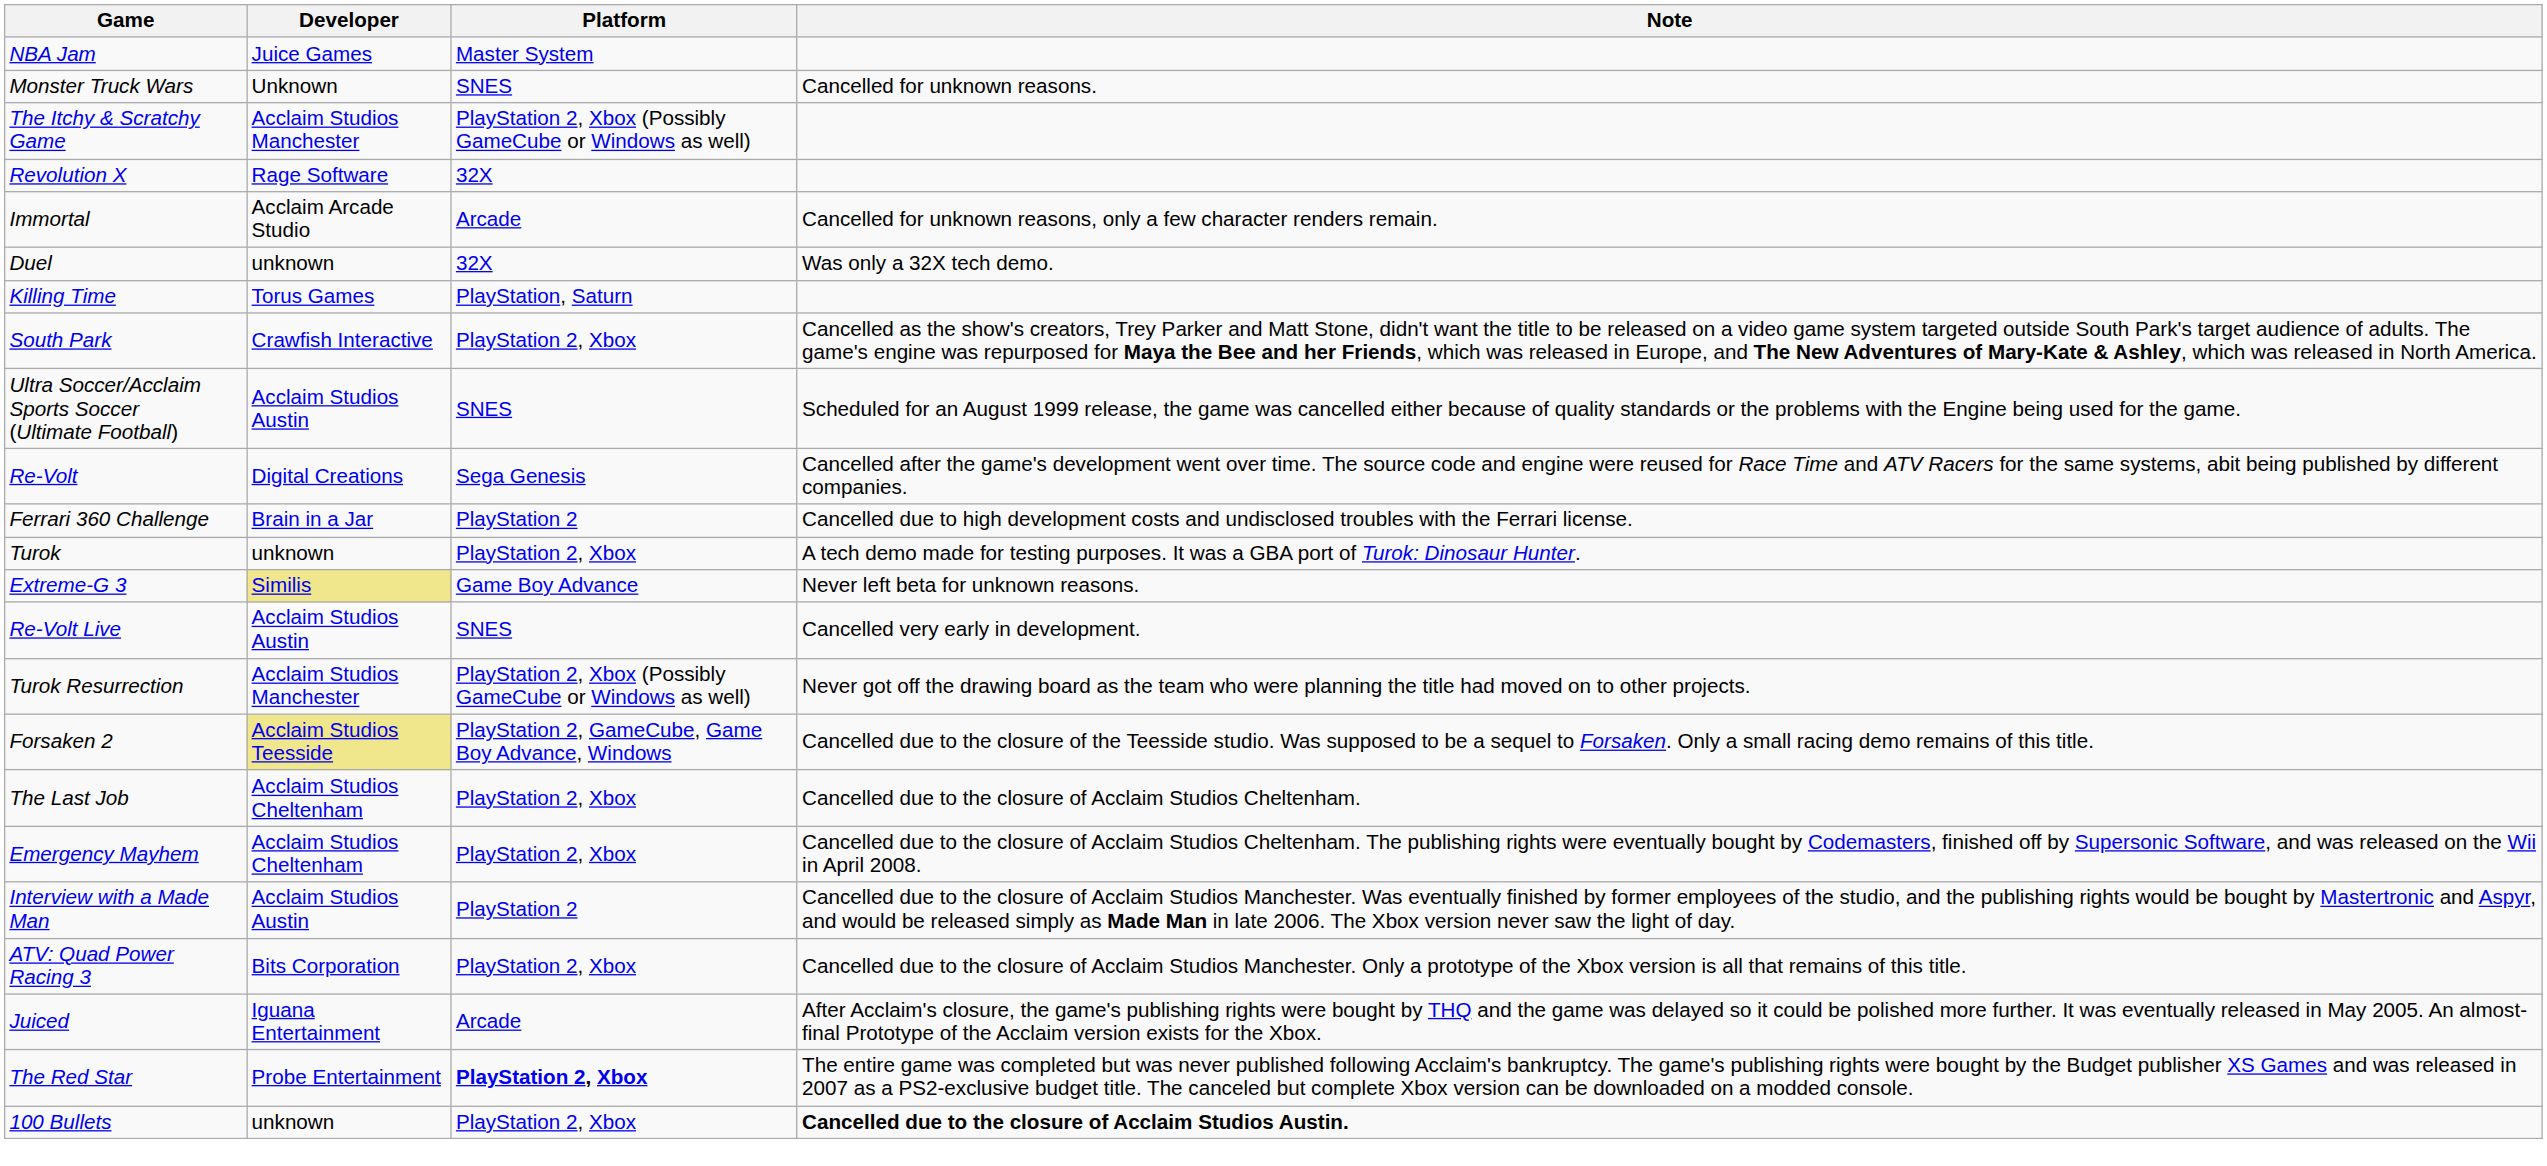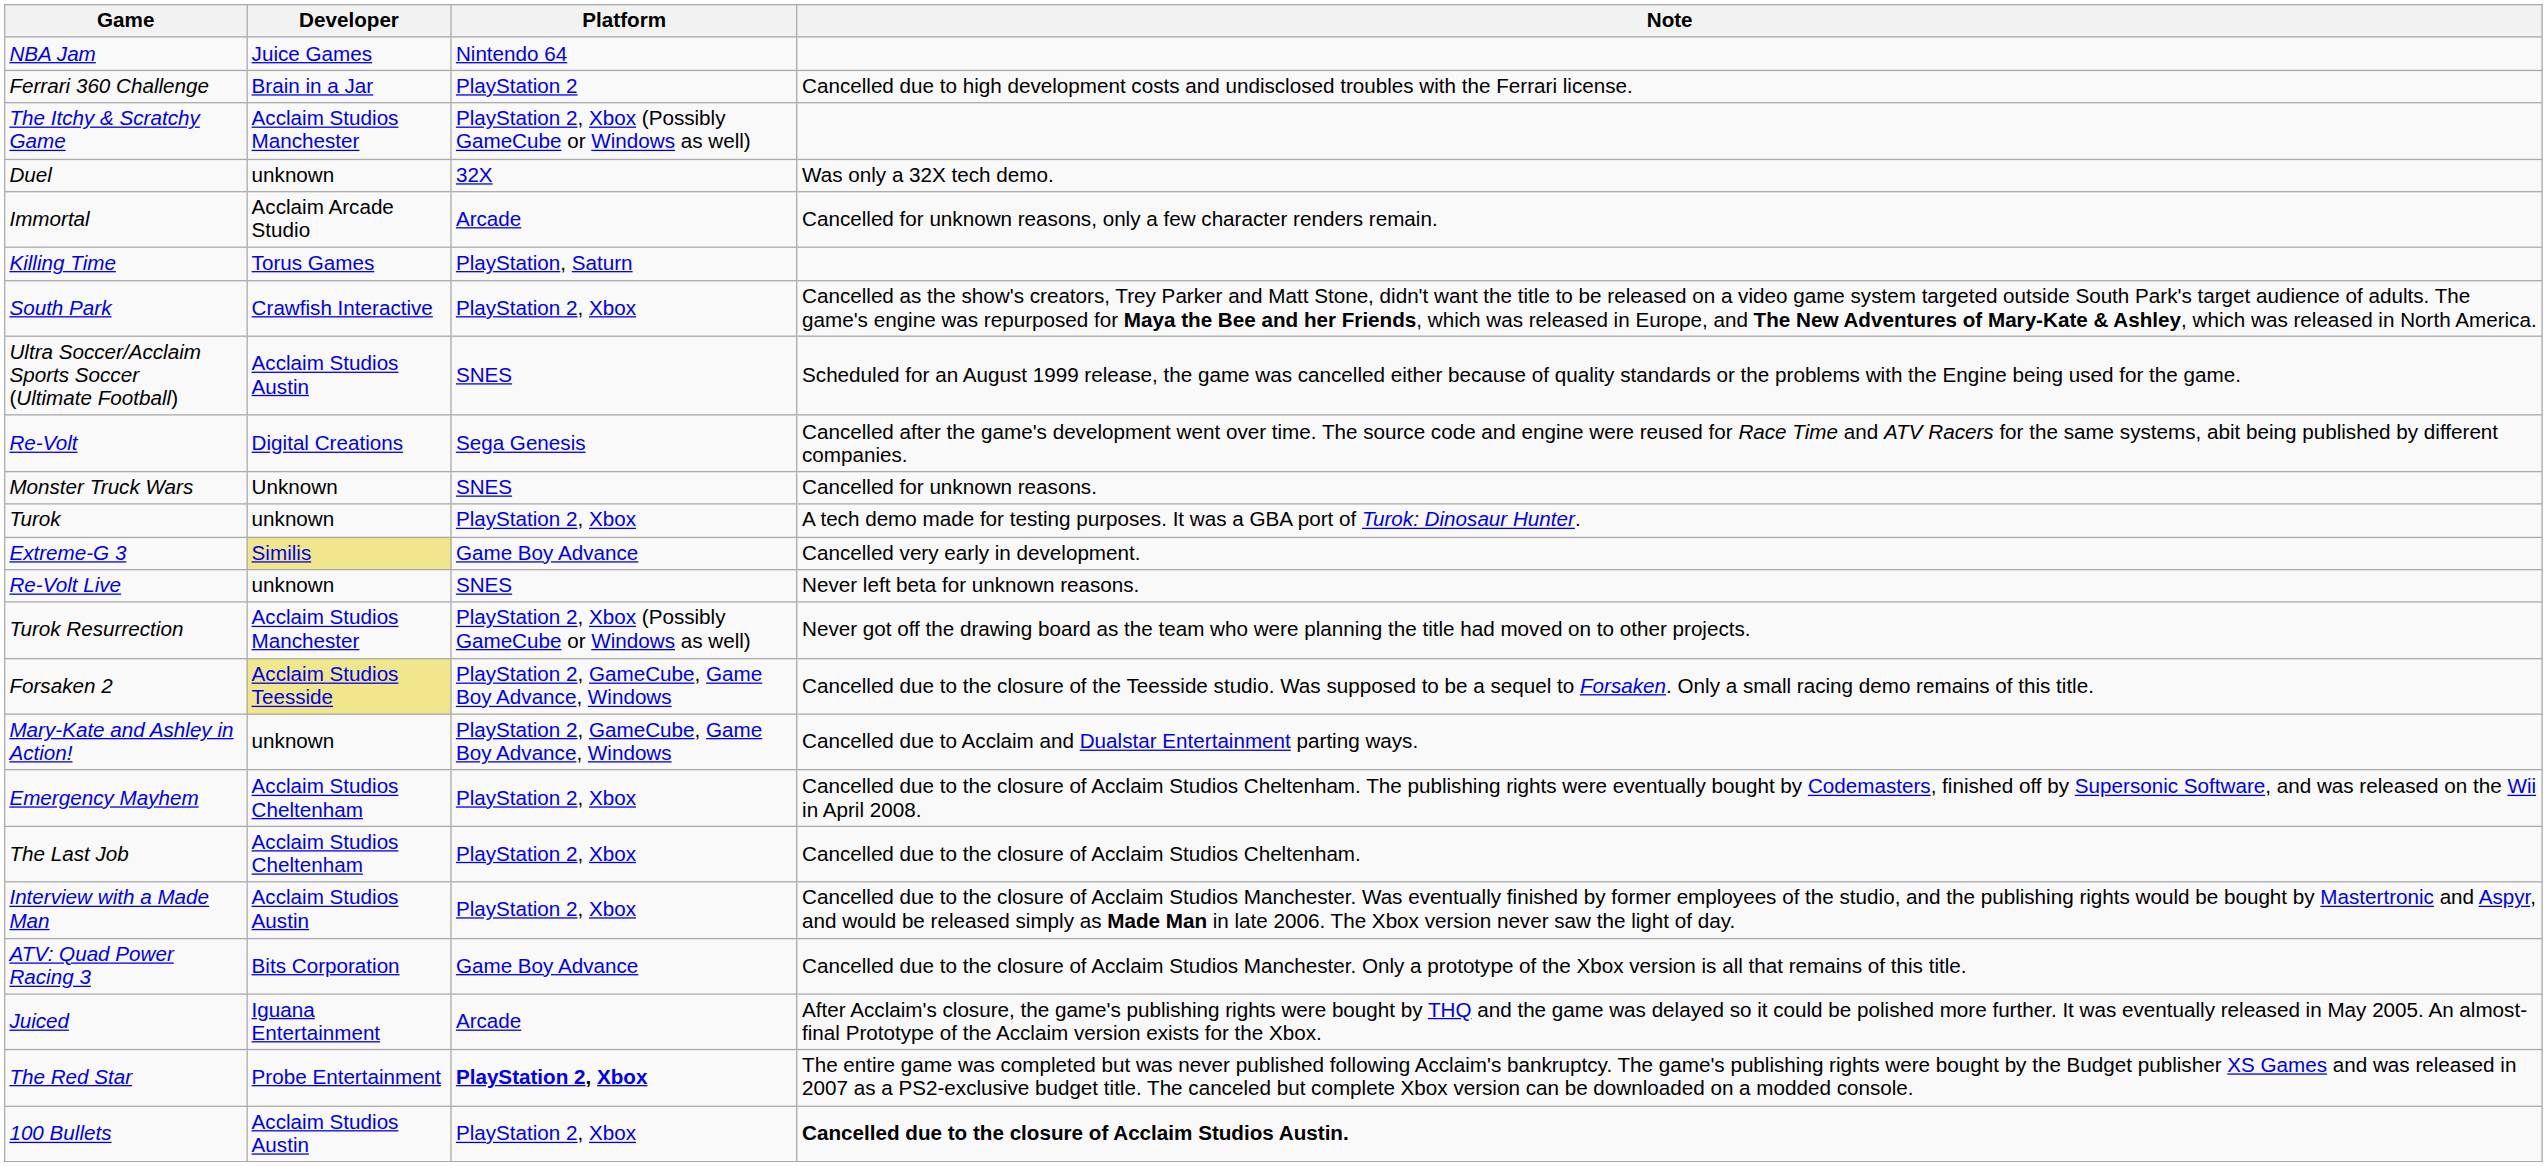(525, 53) Master System -> (512, 53) Nintendo 64
rows swapped: (101, 86) <-> (109, 520)
- row: (68, 175)
rows swapped: (31, 263) <-> (50, 219)
(971, 585) Never left beta for unknown reasons. -> (971, 552) Cancelled very early in development.
(325, 630) Acclaim Studios Austin -> (293, 585) unknown
(971, 630) Cancelled very early in development. -> (971, 585) Never left beta for unknown reasons.
+ row: (121, 741)
rows swapped: (104, 853) <-> (69, 797)
(517, 909) PlayStation 2 -> (546, 909) PlayStation 2, Xbox
(546, 965) PlayStation 2, Xbox -> (547, 965) Game Boy Advance
(293, 1122) unknown -> (325, 1133) Acclaim Studios Austin
